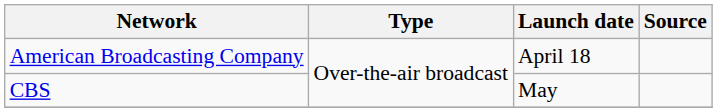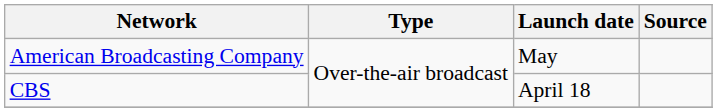(554, 55) April 18 -> (538, 55) May
(538, 90) May -> (554, 90) April 18
